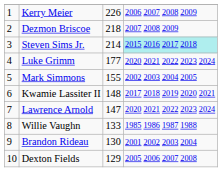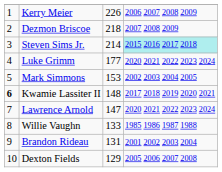(113, 77) 155 -> (113, 77) 153
(9, 93) normal -> (9, 93) bold
(113, 142) 130 -> (113, 142) 131
